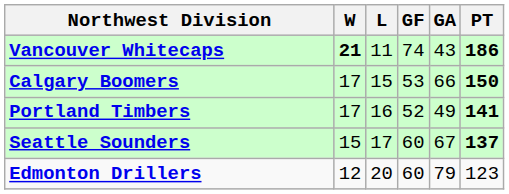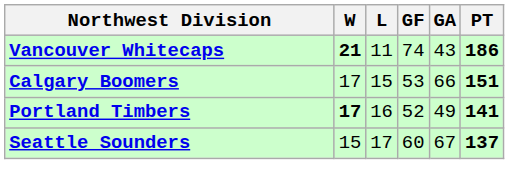(482, 82) 150 -> (482, 82) 151
(350, 112) normal -> (350, 112) bold
- row: (105, 174)
